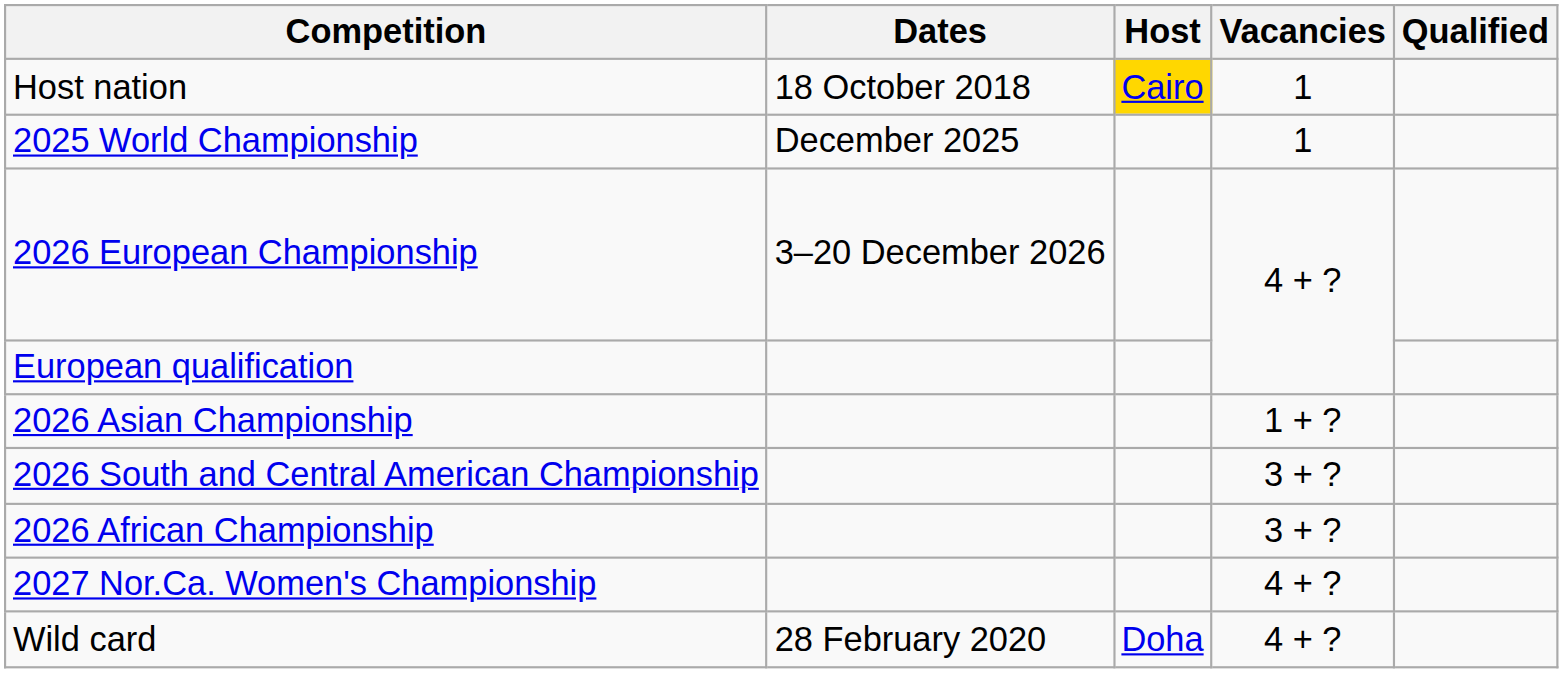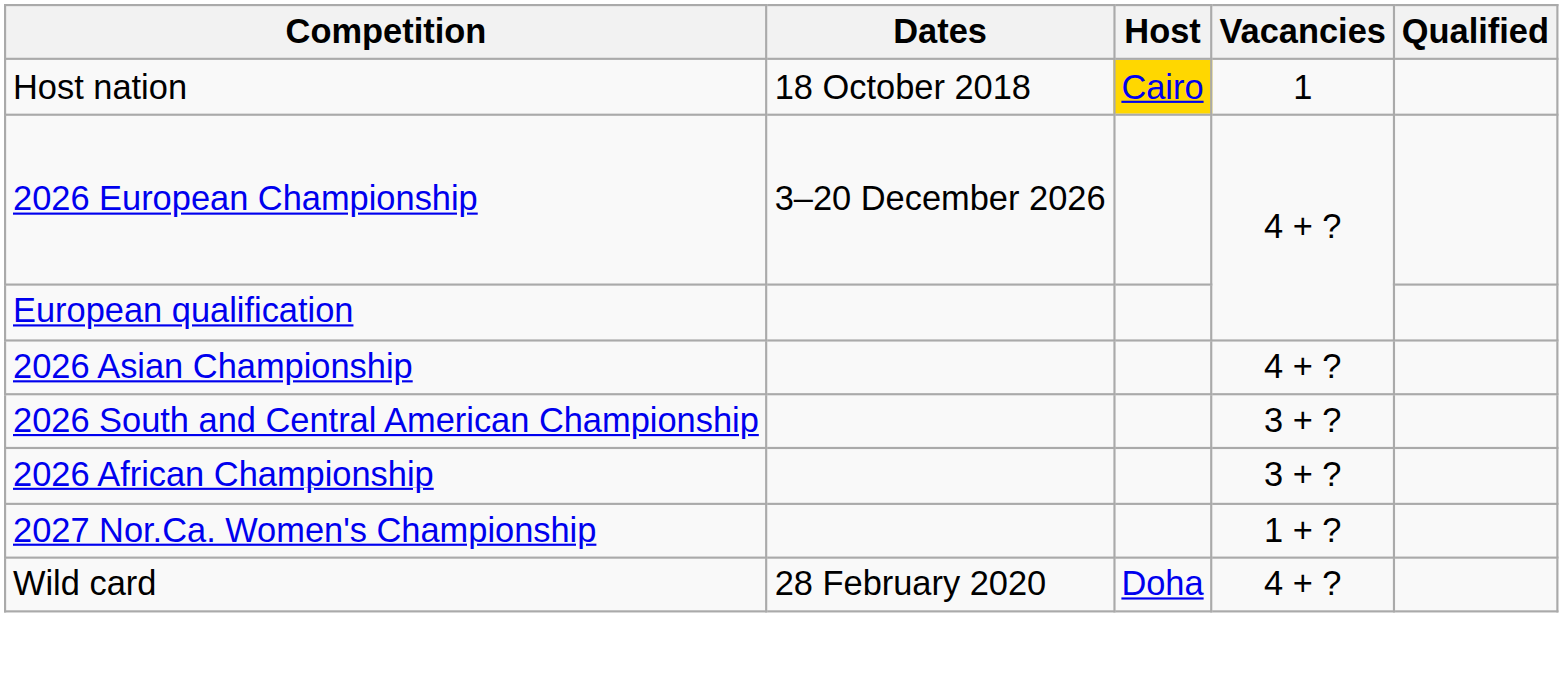- row: (215, 140)
(1303, 420) 1 + ? -> (1303, 366) 4 + ?
(1303, 584) 4 + ? -> (1303, 529) 1 + ?
